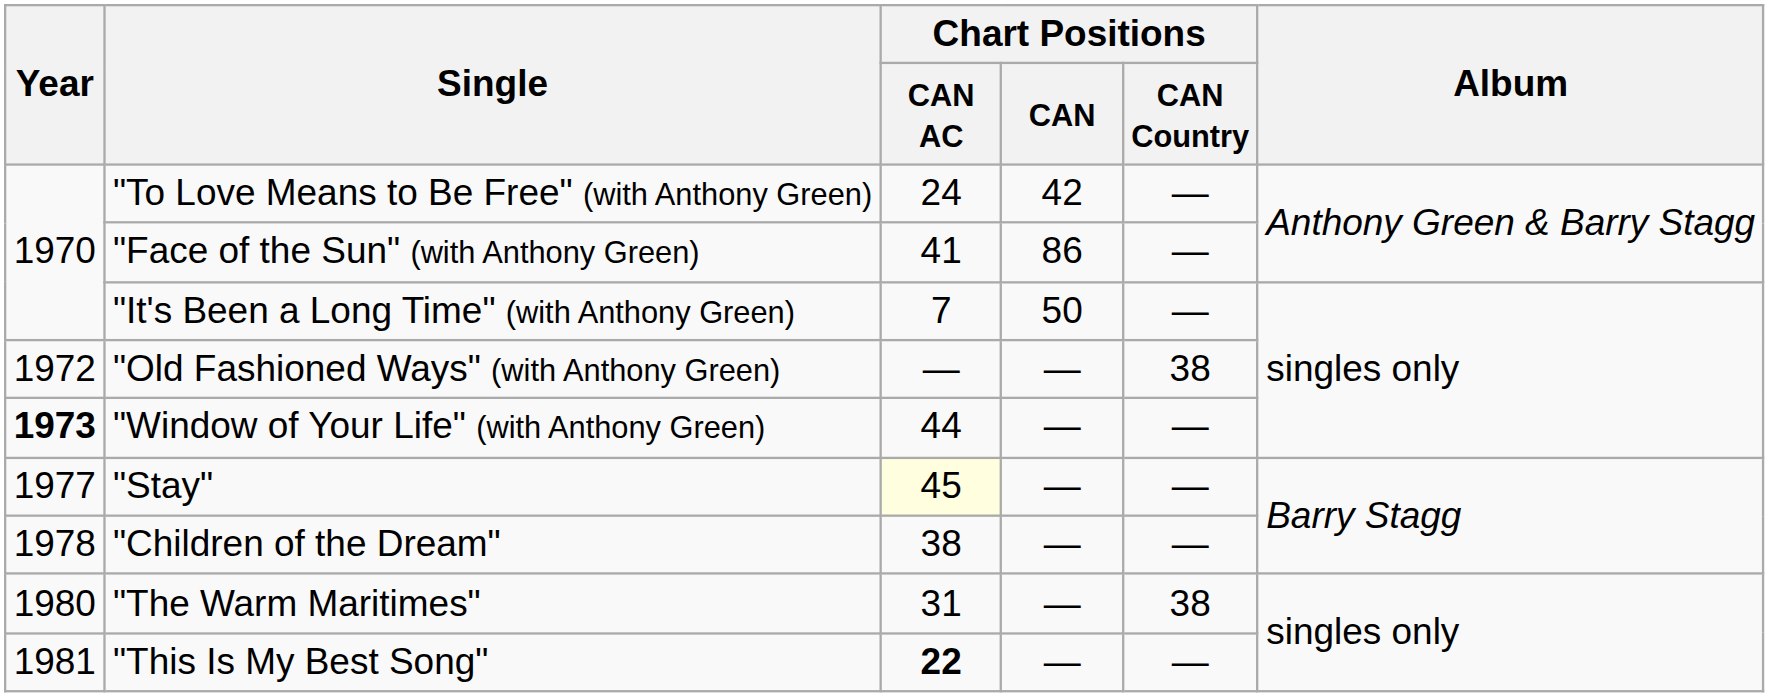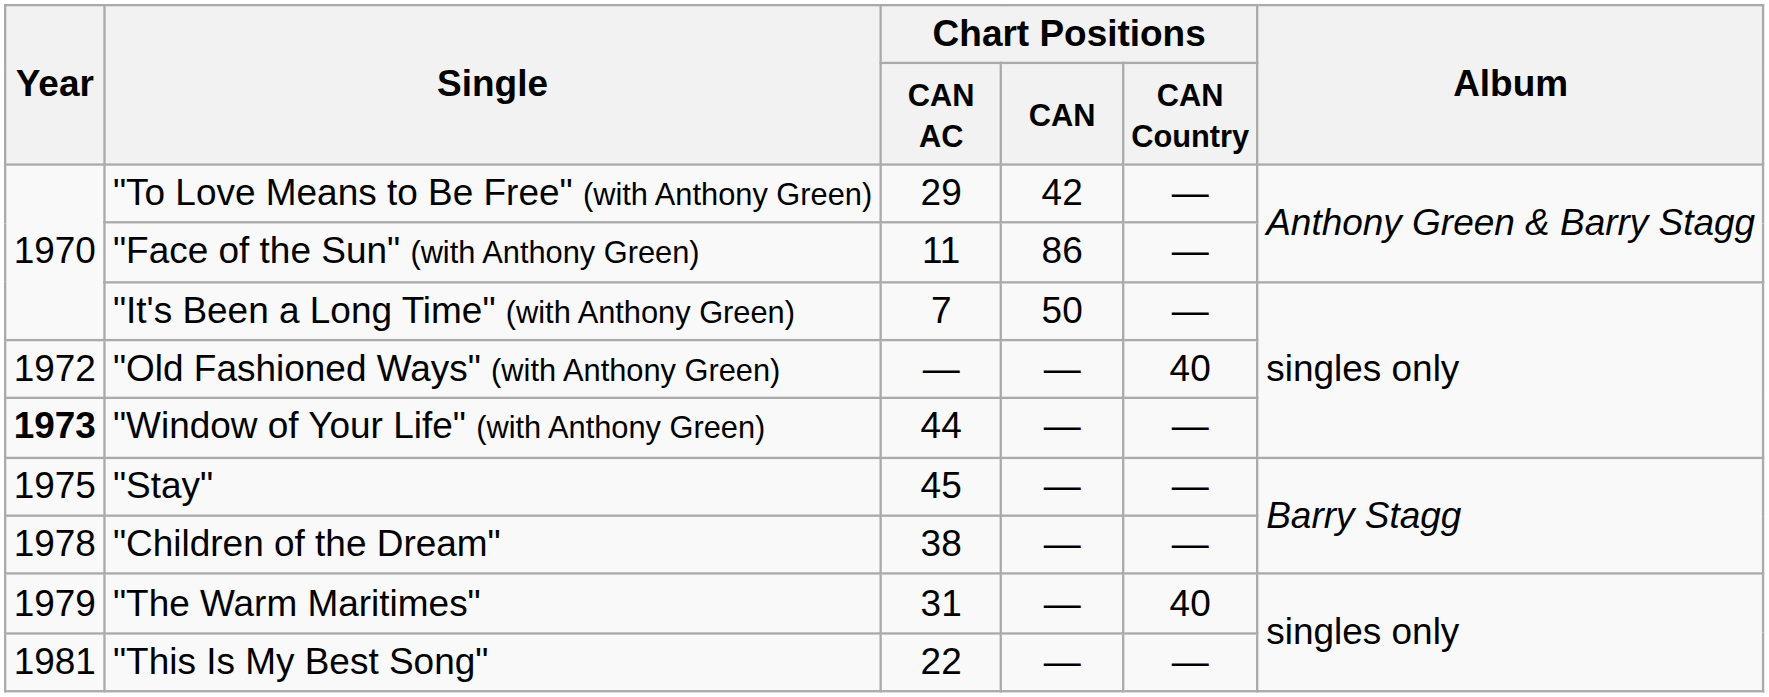(941, 192) 24 -> (941, 192) 29
(941, 251) 41 -> (941, 251) 11
(1190, 368) 38 -> (1190, 368) 40
(55, 485) 1977 -> (55, 485) 1975
(941, 485) lightyellow background -> (941, 485) no background
(55, 602) 1980 -> (55, 602) 1979
(1190, 602) 38 -> (1190, 602) 40
(941, 661) bold -> (941, 661) normal
